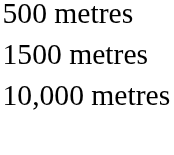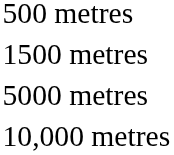+ row: (75, 95)
